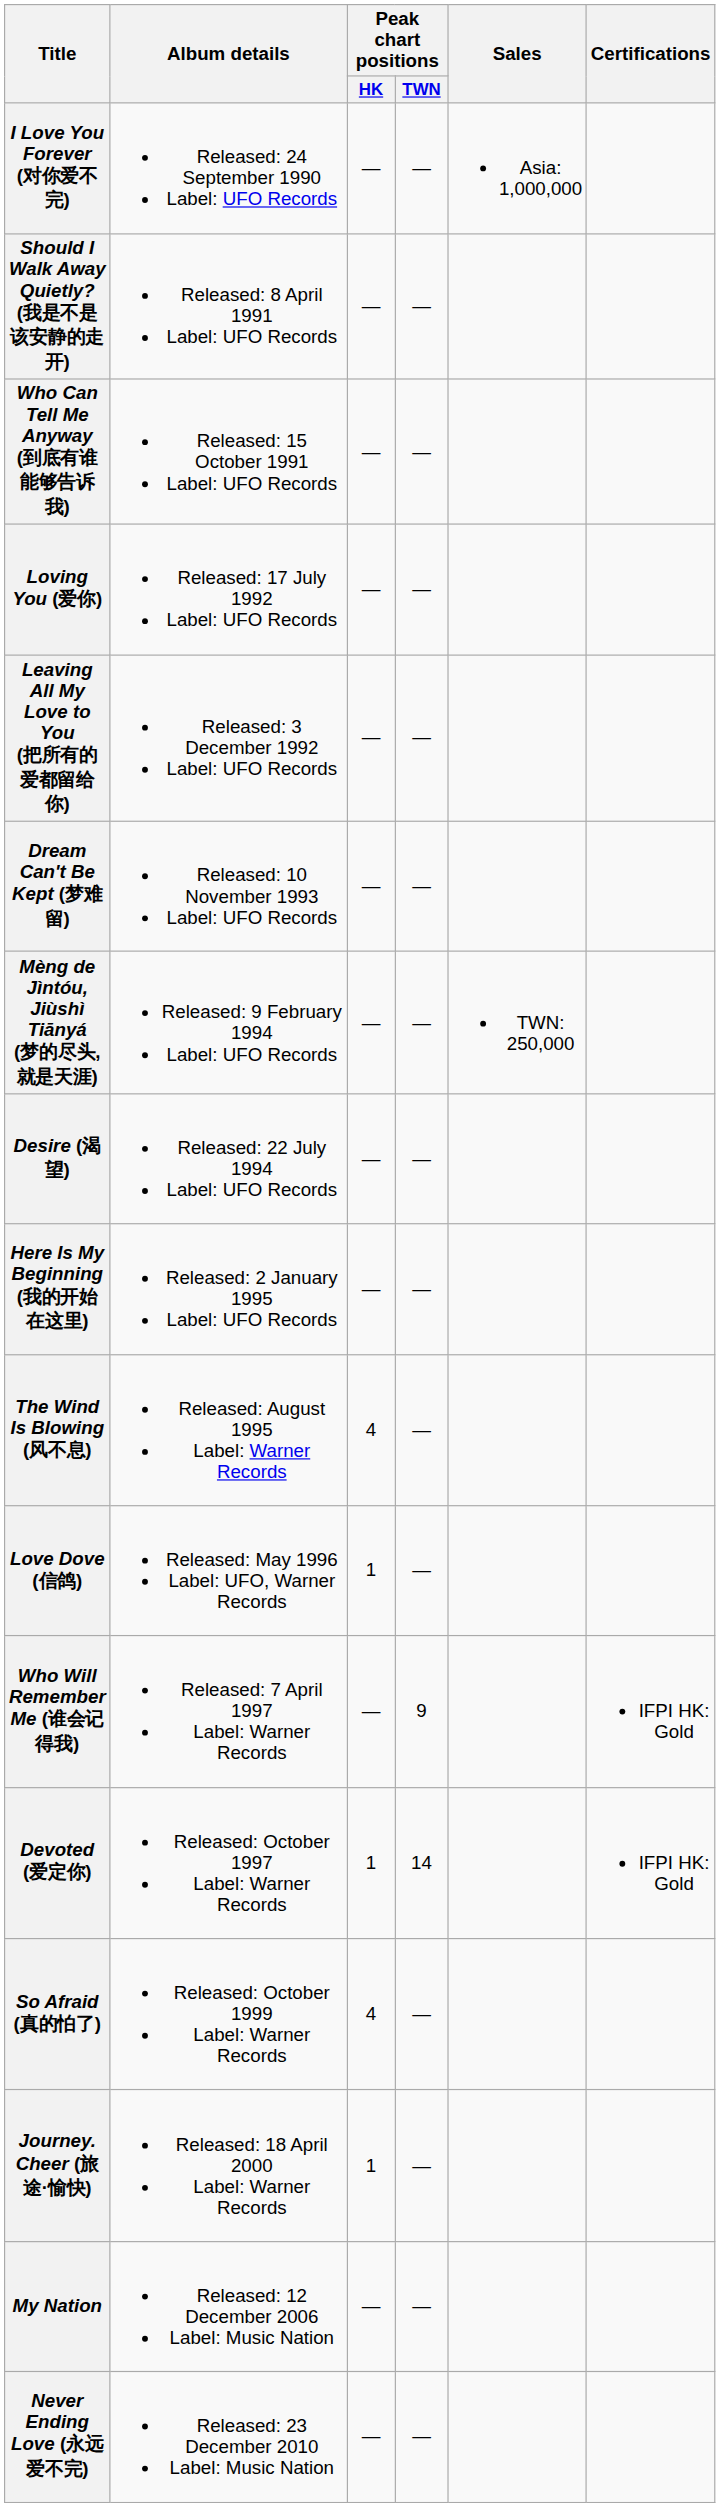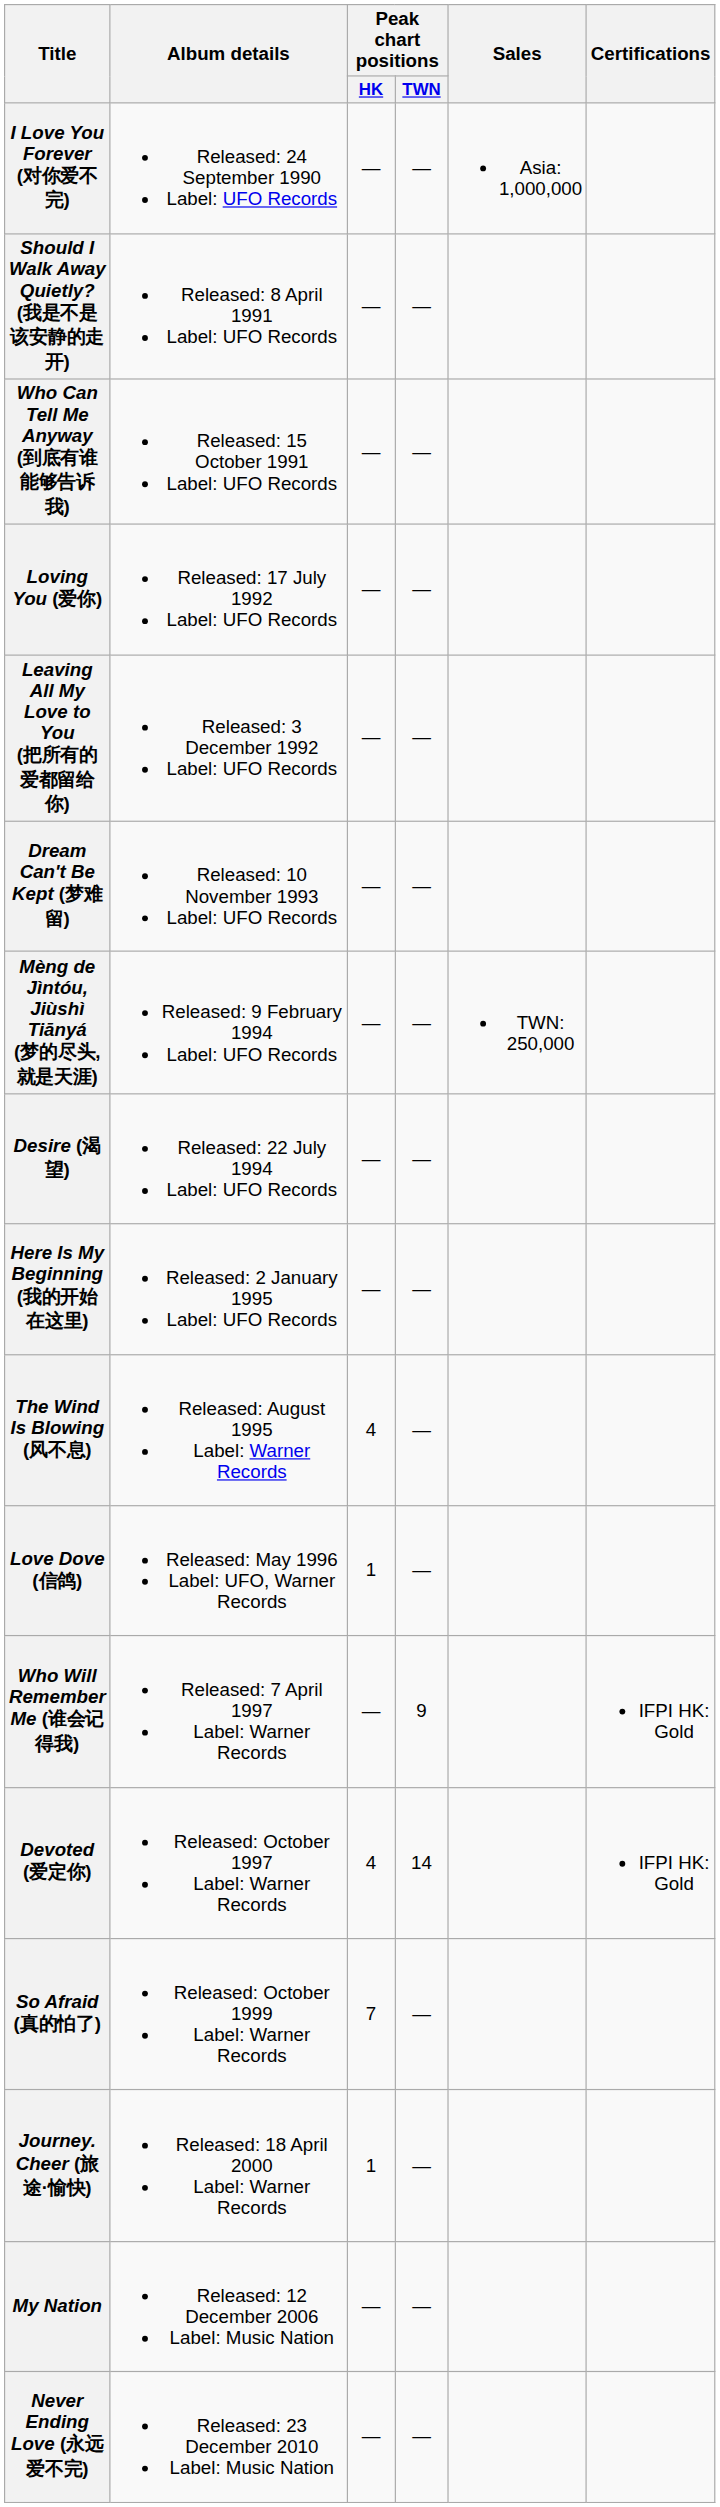(371, 1862) 1 -> (371, 1862) 4
(371, 2014) 4 -> (371, 2014) 7
